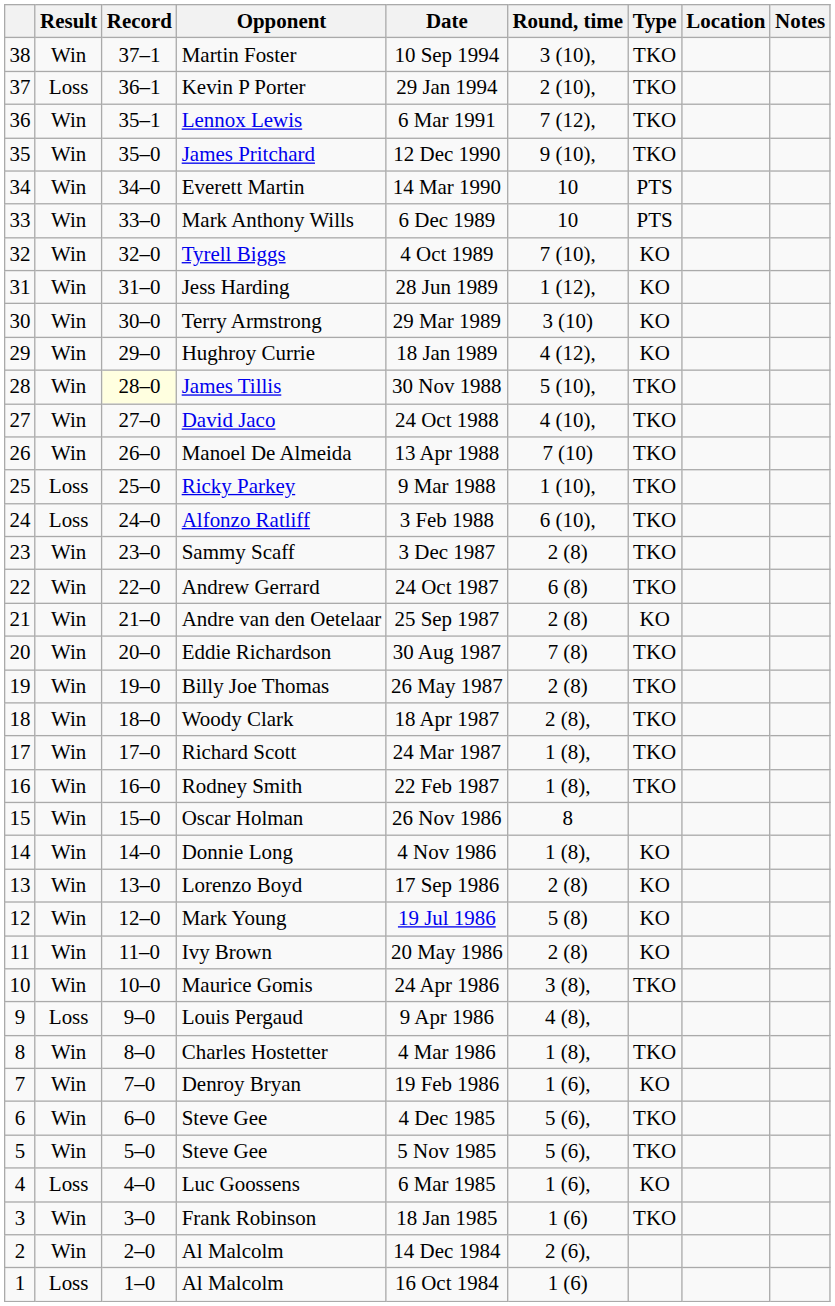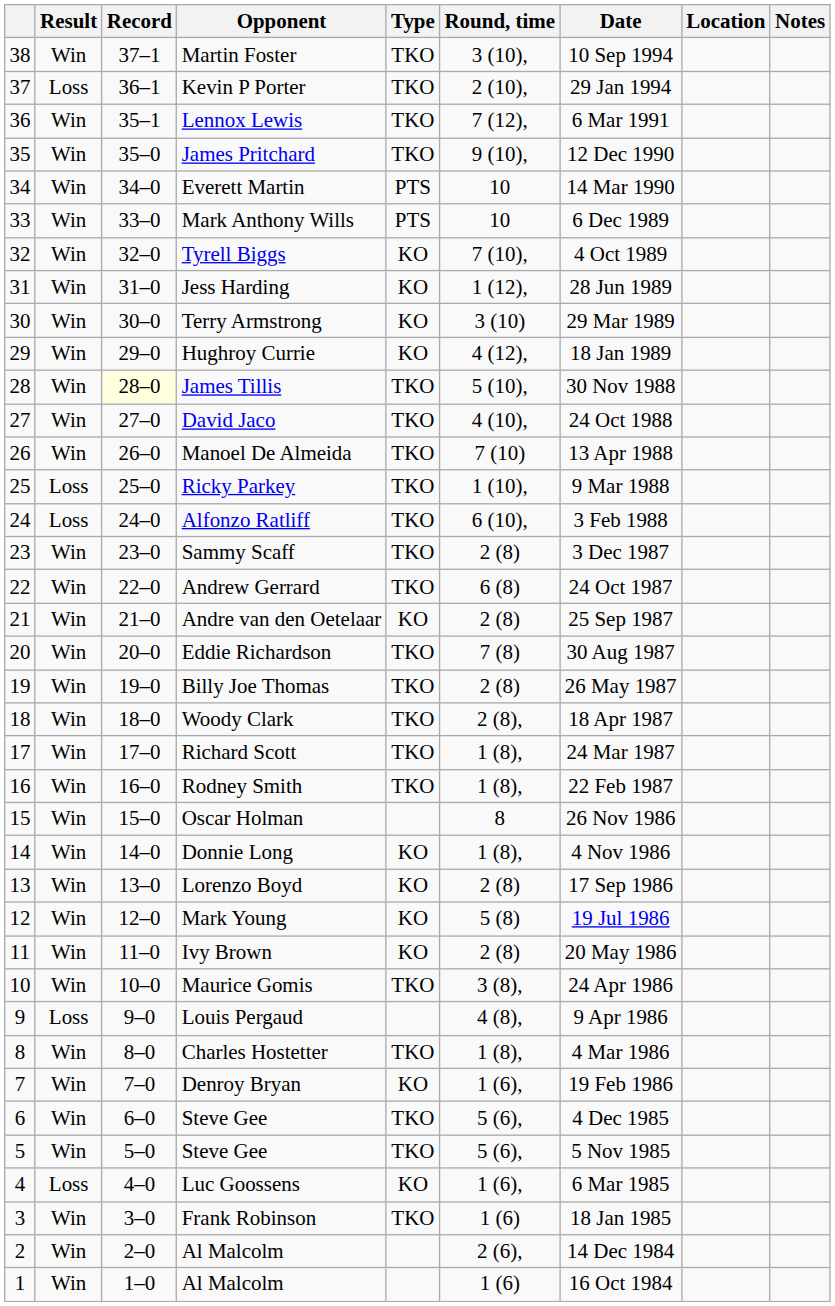columns swapped: (655, 21) <-> (447, 21)
(69, 1284) Loss -> (69, 1284) Win
